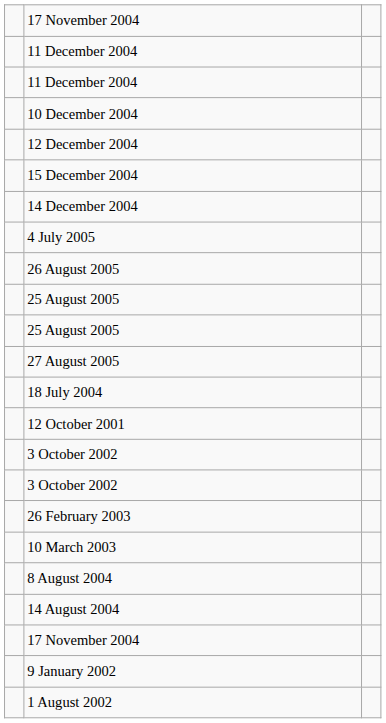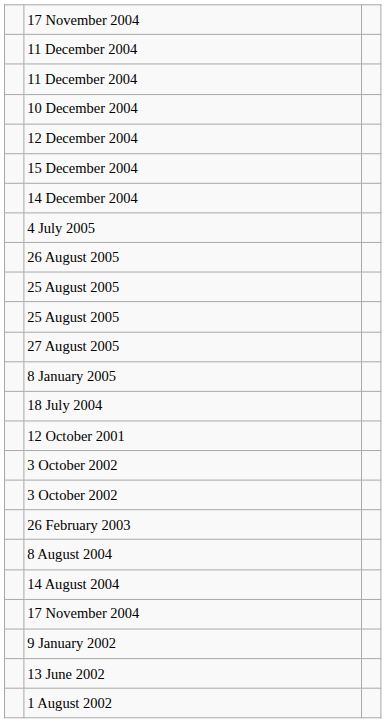+ row: (14, 376)
- row: (14, 548)
+ row: (14, 673)
